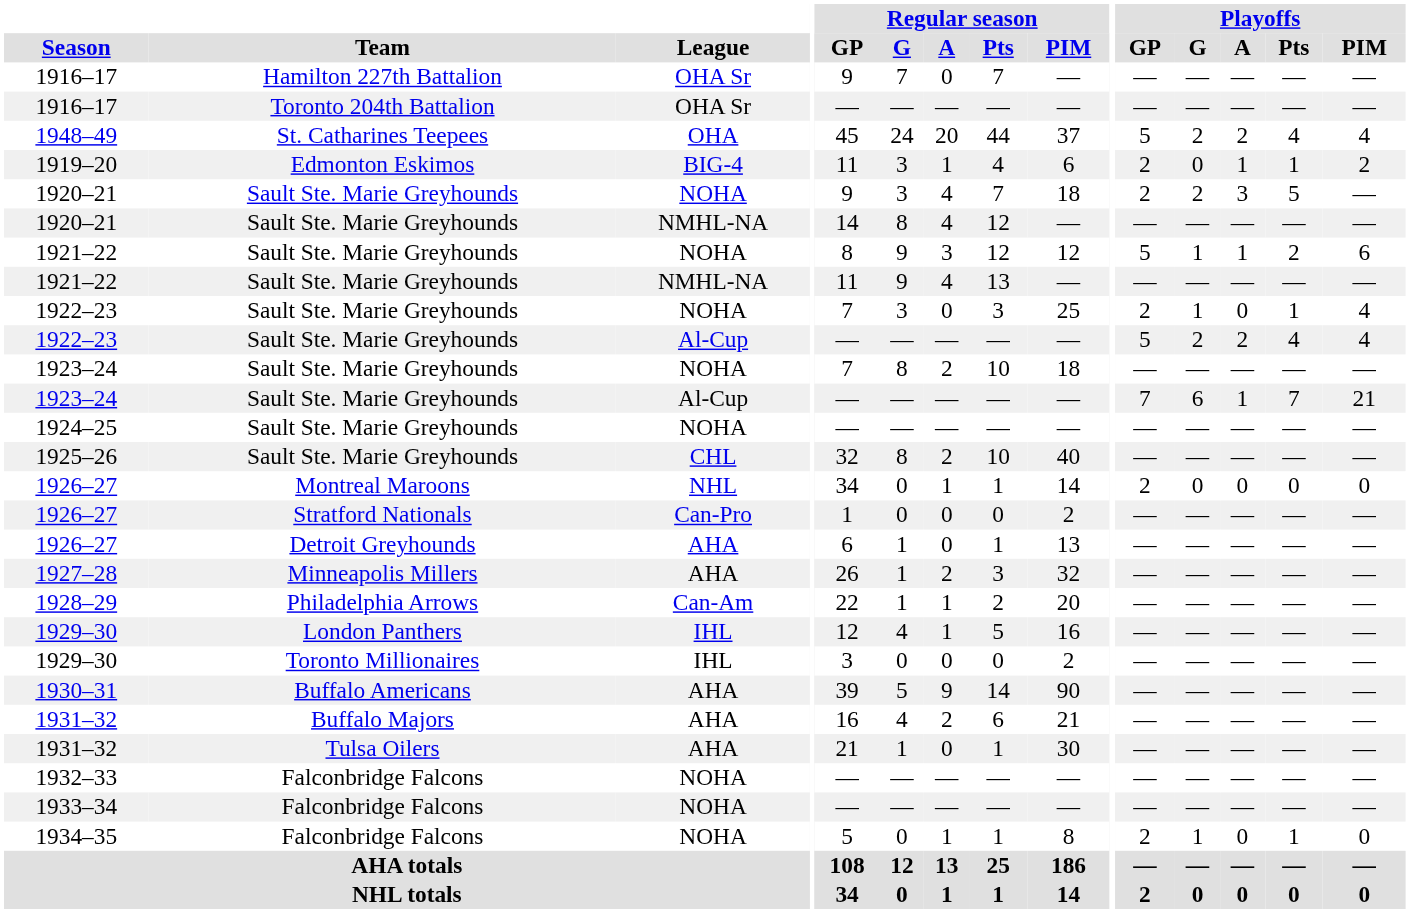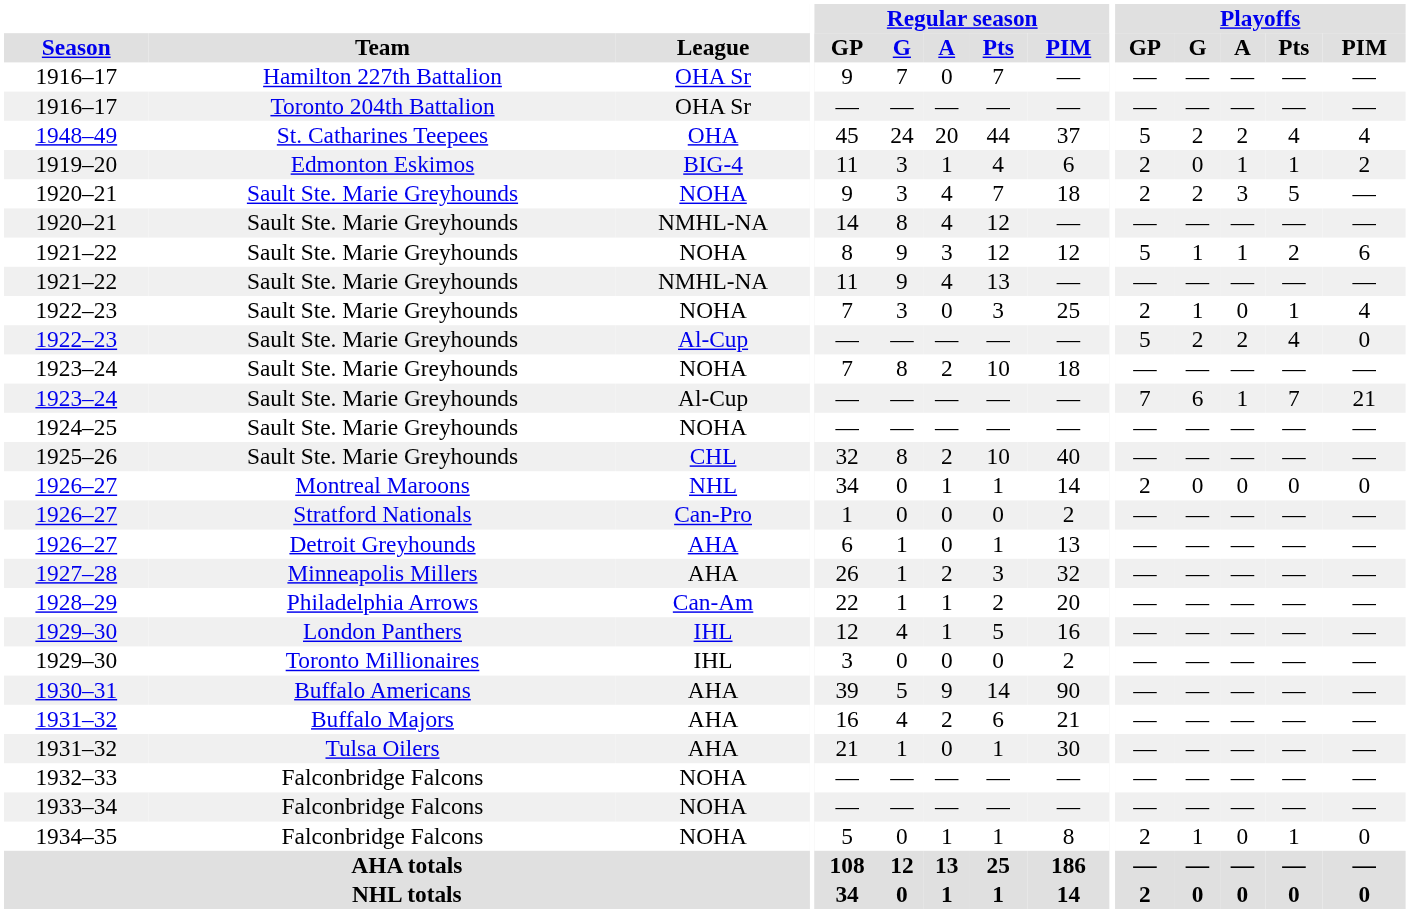(1364, 339) 4 -> (1364, 339) 0
